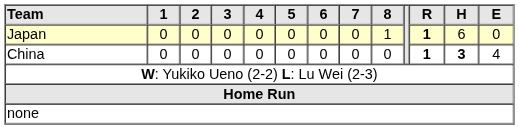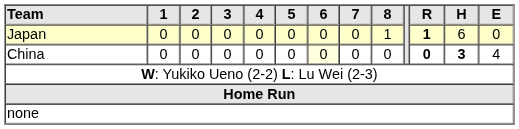(323, 54) no background -> (323, 54) lightyellow background
(427, 54) 1 -> (427, 54) 0
